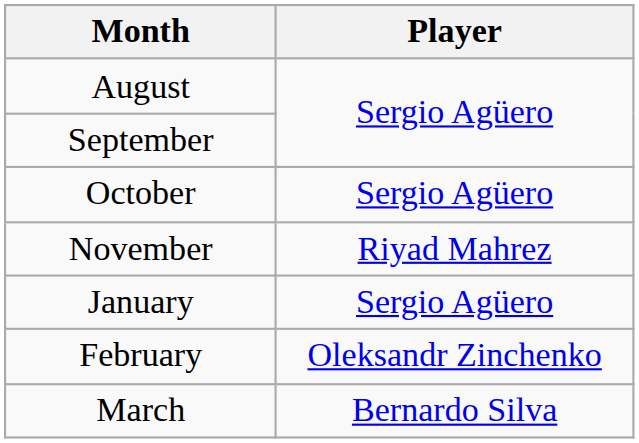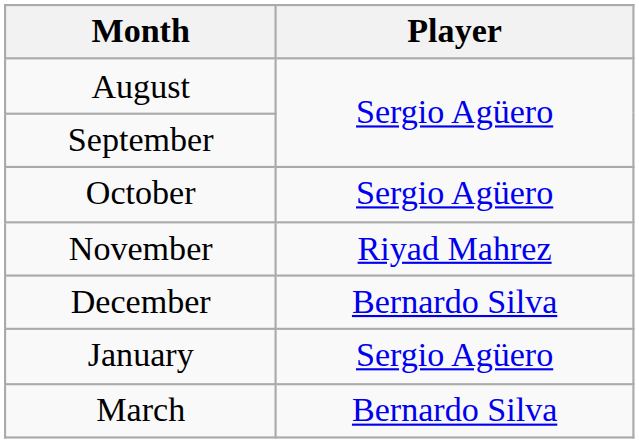+ row: (141, 301)
- row: (141, 355)
